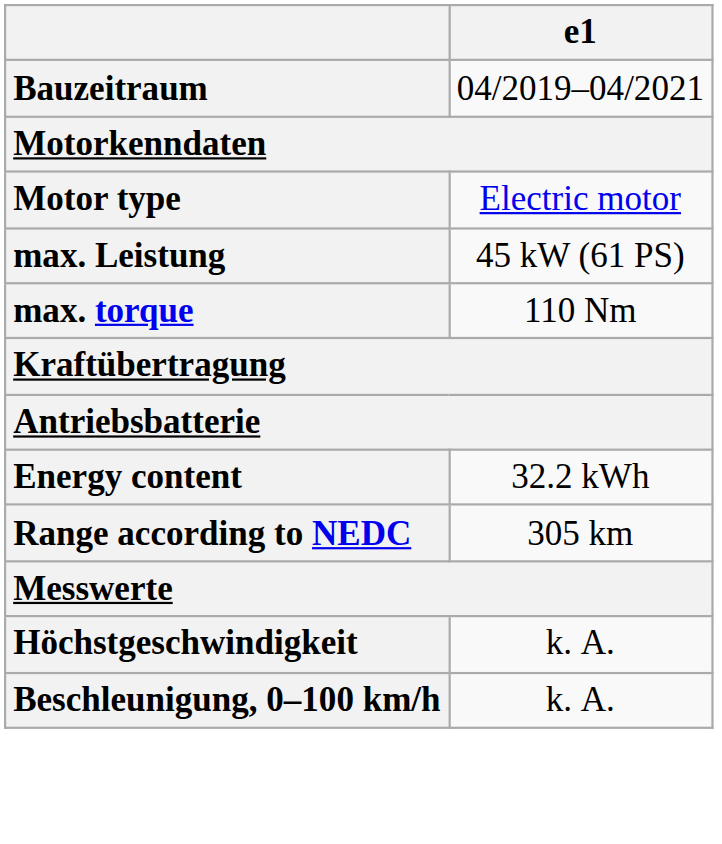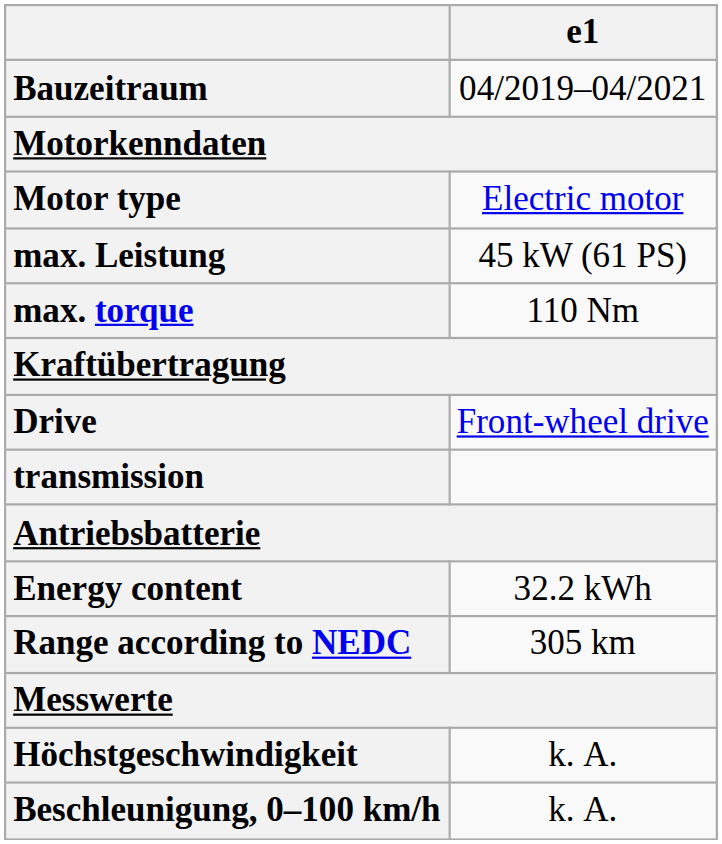+ row: (55, 421)
+ row: (109, 476)
